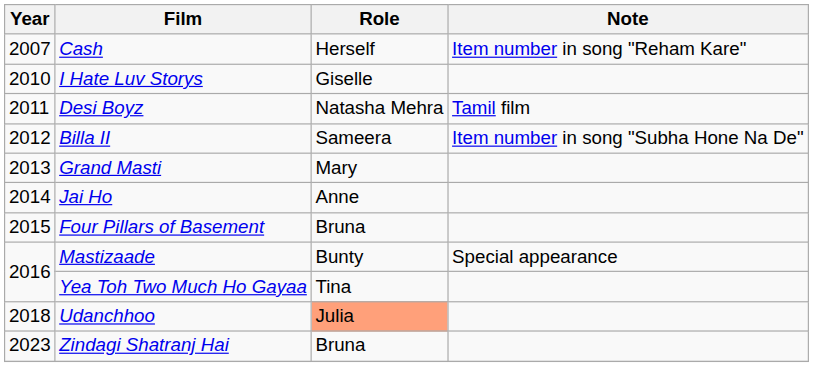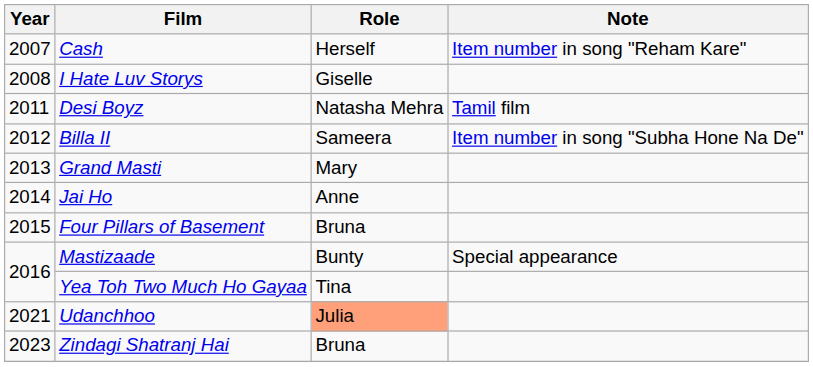(30, 78) 2010 -> (30, 78) 2008
(30, 316) 2018 -> (30, 316) 2021
